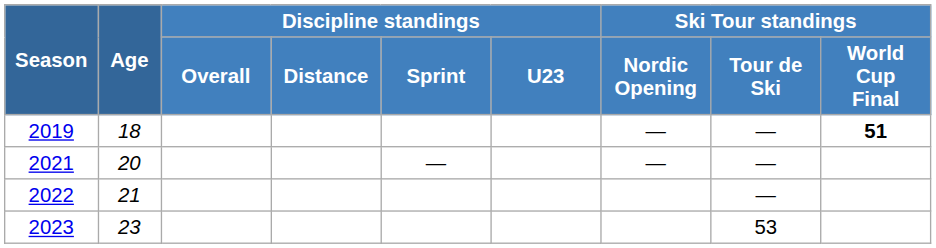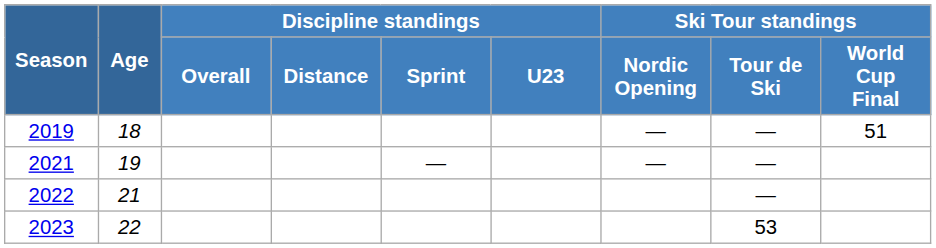(876, 131) bold -> (876, 131) normal
(129, 163) 20 -> (129, 163) 19
(129, 228) 23 -> (129, 228) 22
